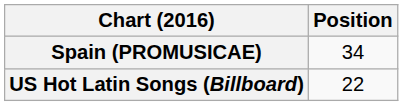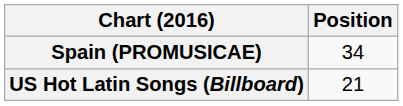(353, 84) 22 -> (353, 84) 21
